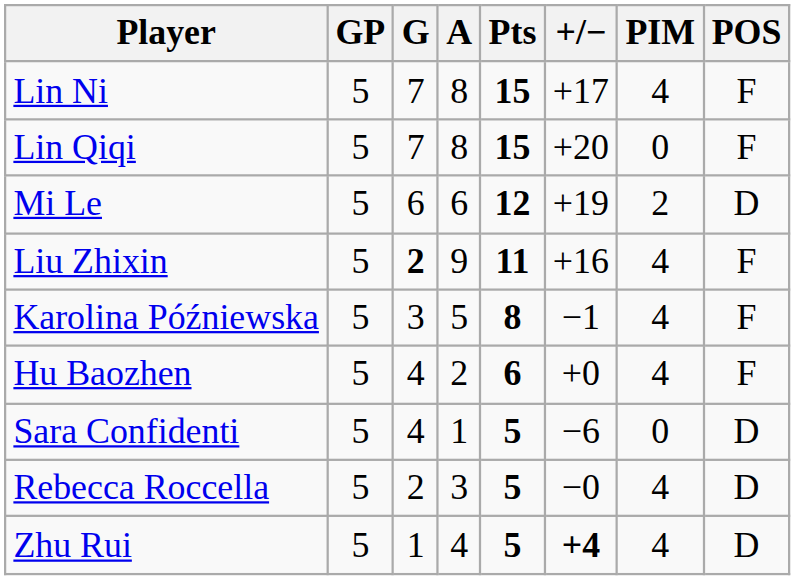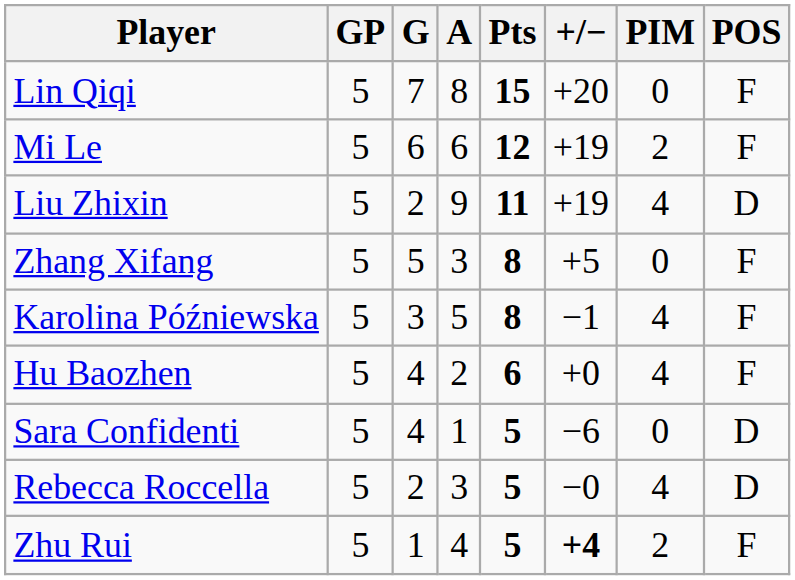- row: (61, 89)
(747, 203) D -> (747, 146) F
(416, 260) bold -> (416, 203) normal
(581, 260) +16 -> (581, 203) +19
(747, 260) F -> (747, 203) D
+ row: (113, 260)
(660, 544) 4 -> (660, 544) 2
(747, 544) D -> (747, 544) F
